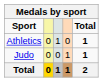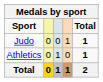rows swapped: (24, 40) <-> (24, 55)
